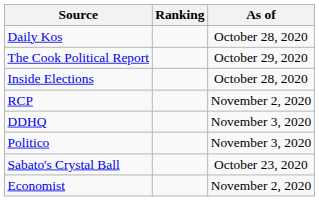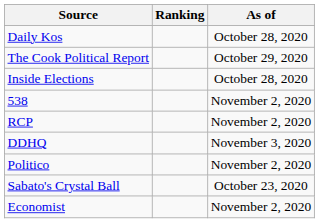+ row: (18, 100)
(261, 143) November 3, 2020 -> (261, 164) November 2, 2020
